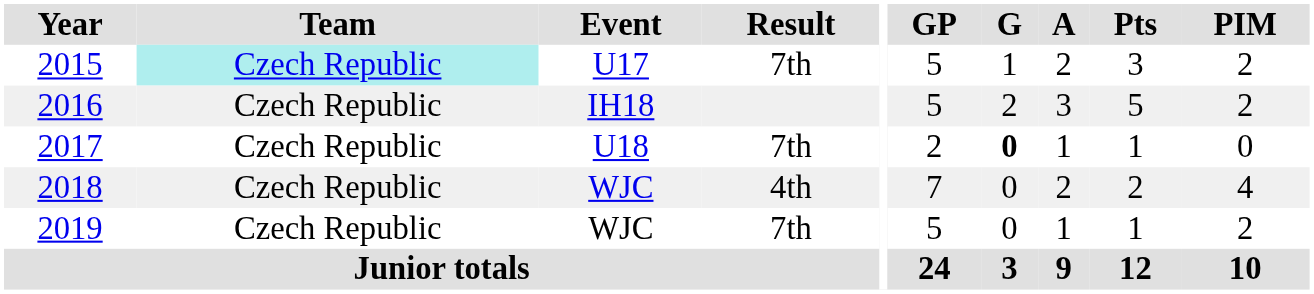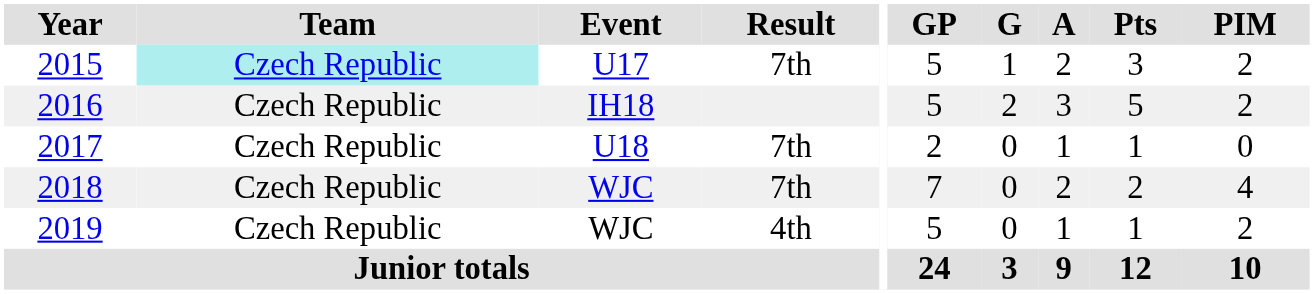(1009, 146) bold -> (1009, 146) normal
(791, 187) 4th -> (791, 187) 7th
(791, 227) 7th -> (791, 227) 4th
